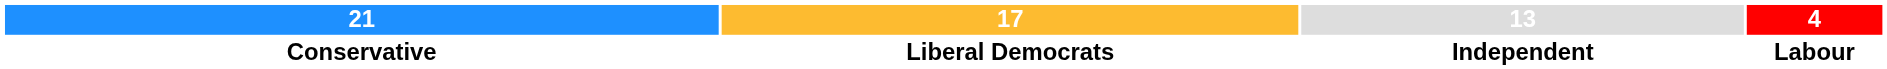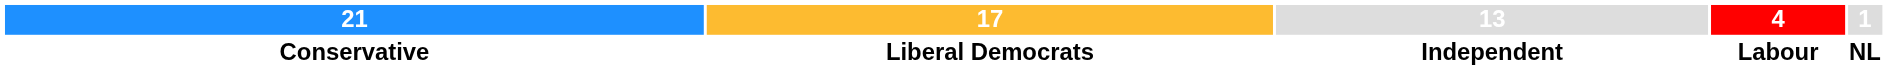+ column: (1865, 19)
